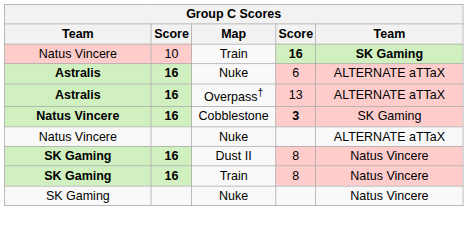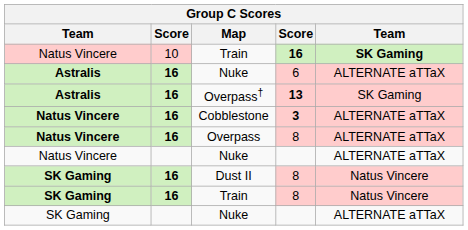(296, 95) normal -> (296, 95) bold
(389, 95) ALTERNATE aTTaX -> (389, 95) SK Gaming
(389, 116) SK Gaming -> (389, 116) ALTERNATE aTTaX
+ row: (78, 136)
(389, 195) Natus Vincere -> (389, 215) ALTERNATE aTTaX
